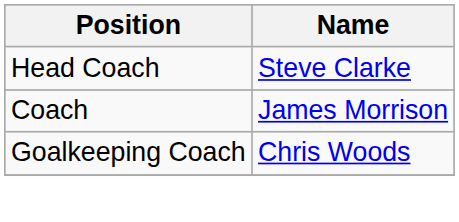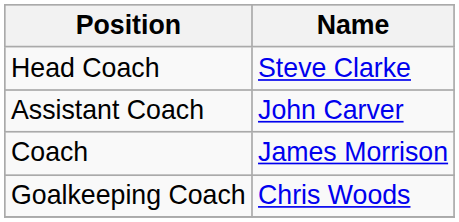+ row: (108, 110)
